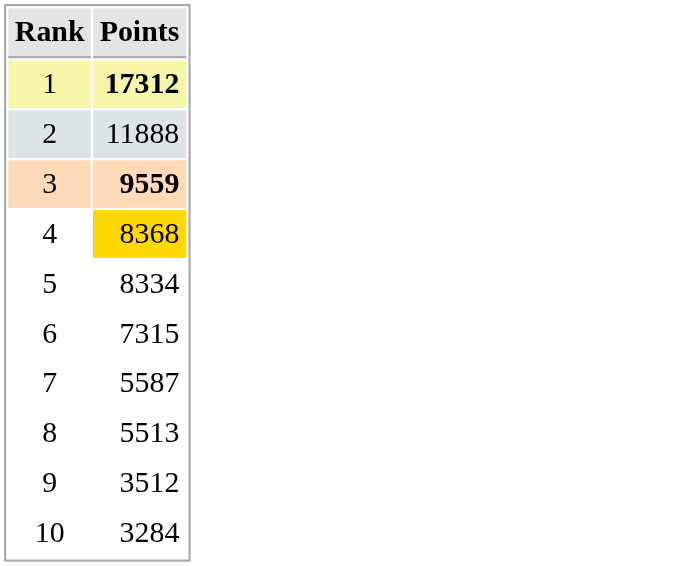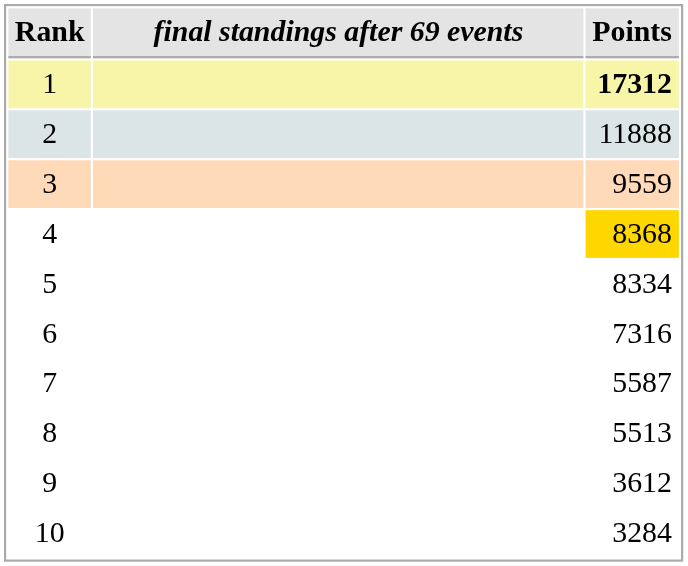+ column: (338, 31)
(149, 183) bold -> (642, 183) normal
(149, 333) 7315 -> (642, 333) 7316
(149, 482) 3512 -> (642, 482) 3612
